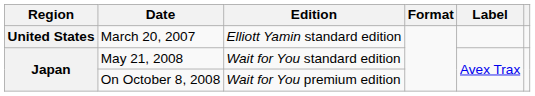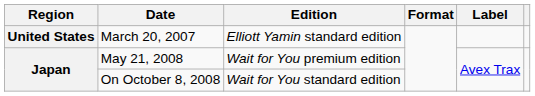(314, 58) Wait for You standard edition -> (314, 58) Wait for You premium edition
(314, 79) Wait for You premium edition -> (314, 79) Wait for You standard edition
